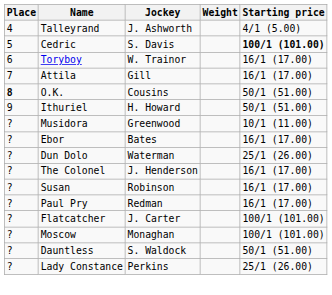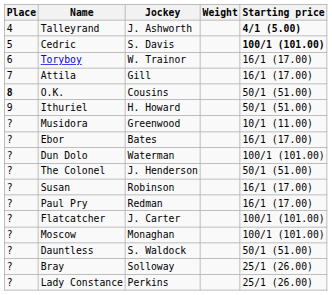(272, 28) normal -> (272, 28) bold
(278, 155) 25/1 (26.00) -> (284, 155) 100/1 (101.00)
(278, 171) 16/1 (17.00) -> (278, 171) 50/1 (51.00)
+ row: (52, 267)
